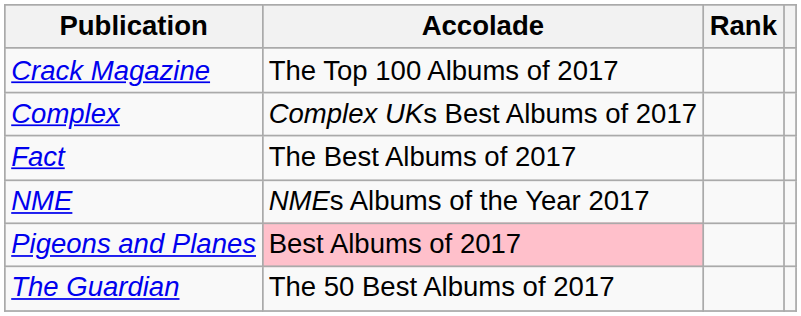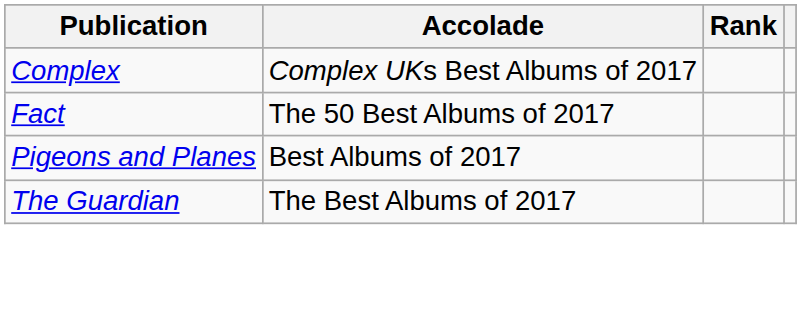- row: (111, 69)
(422, 157) The Best Albums of 2017 -> (442, 113) The 50 Best Albums of 2017
- row: (42, 200)
(395, 244) pink background -> (395, 157) no background
(442, 288) The 50 Best Albums of 2017 -> (422, 200) The Best Albums of 2017
